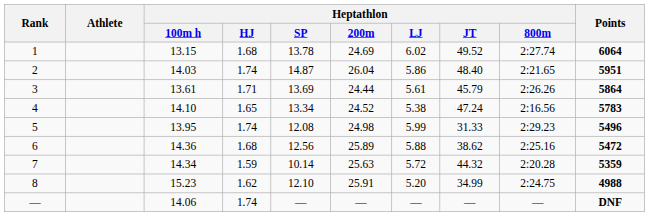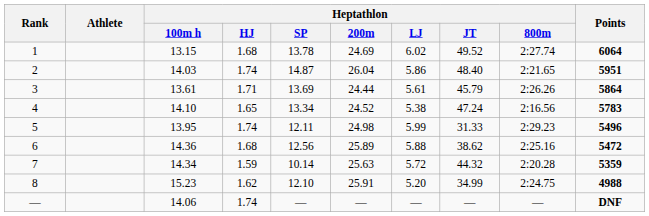(301, 126) 12.08 -> (301, 126) 12.11
